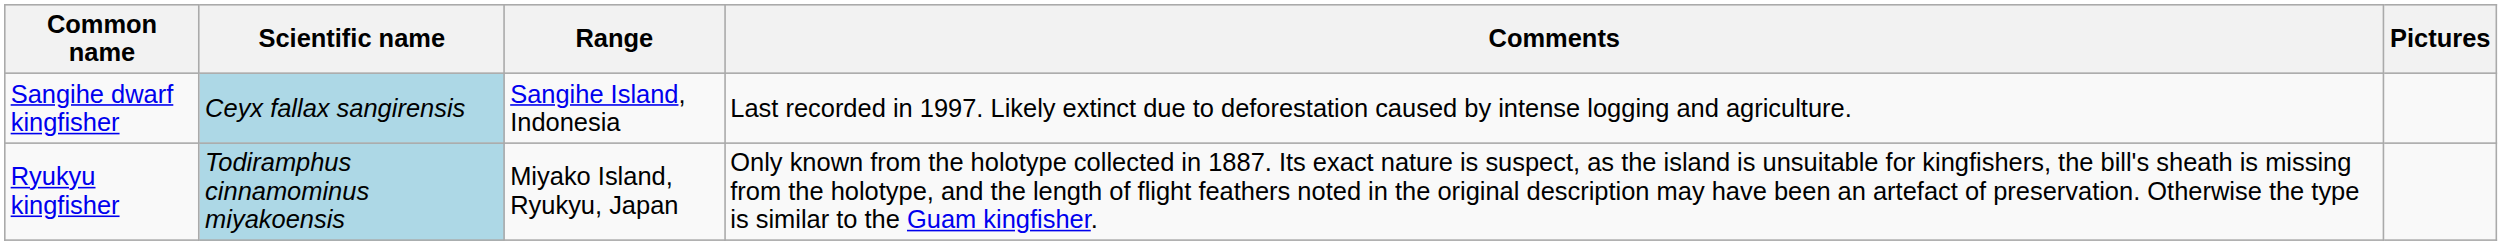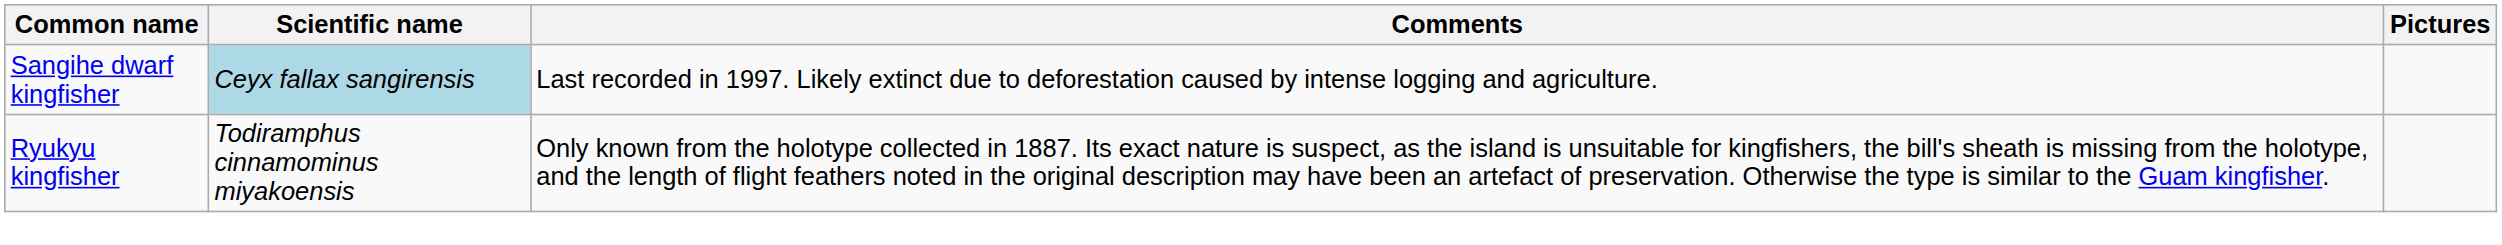- column: (614, 38)
(287, 191) lightblue background -> (297, 162) no background
